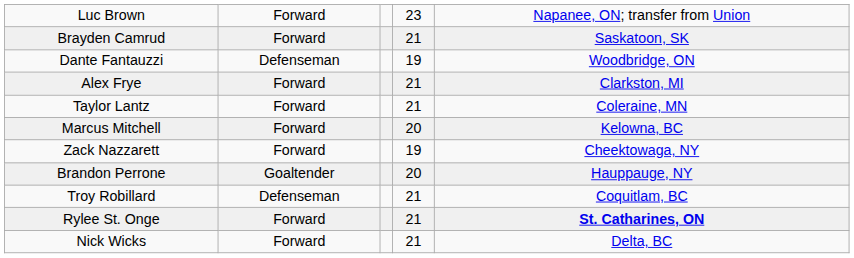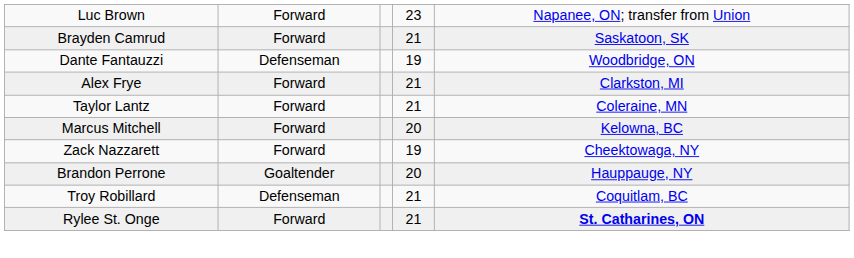- row: (111, 241)
